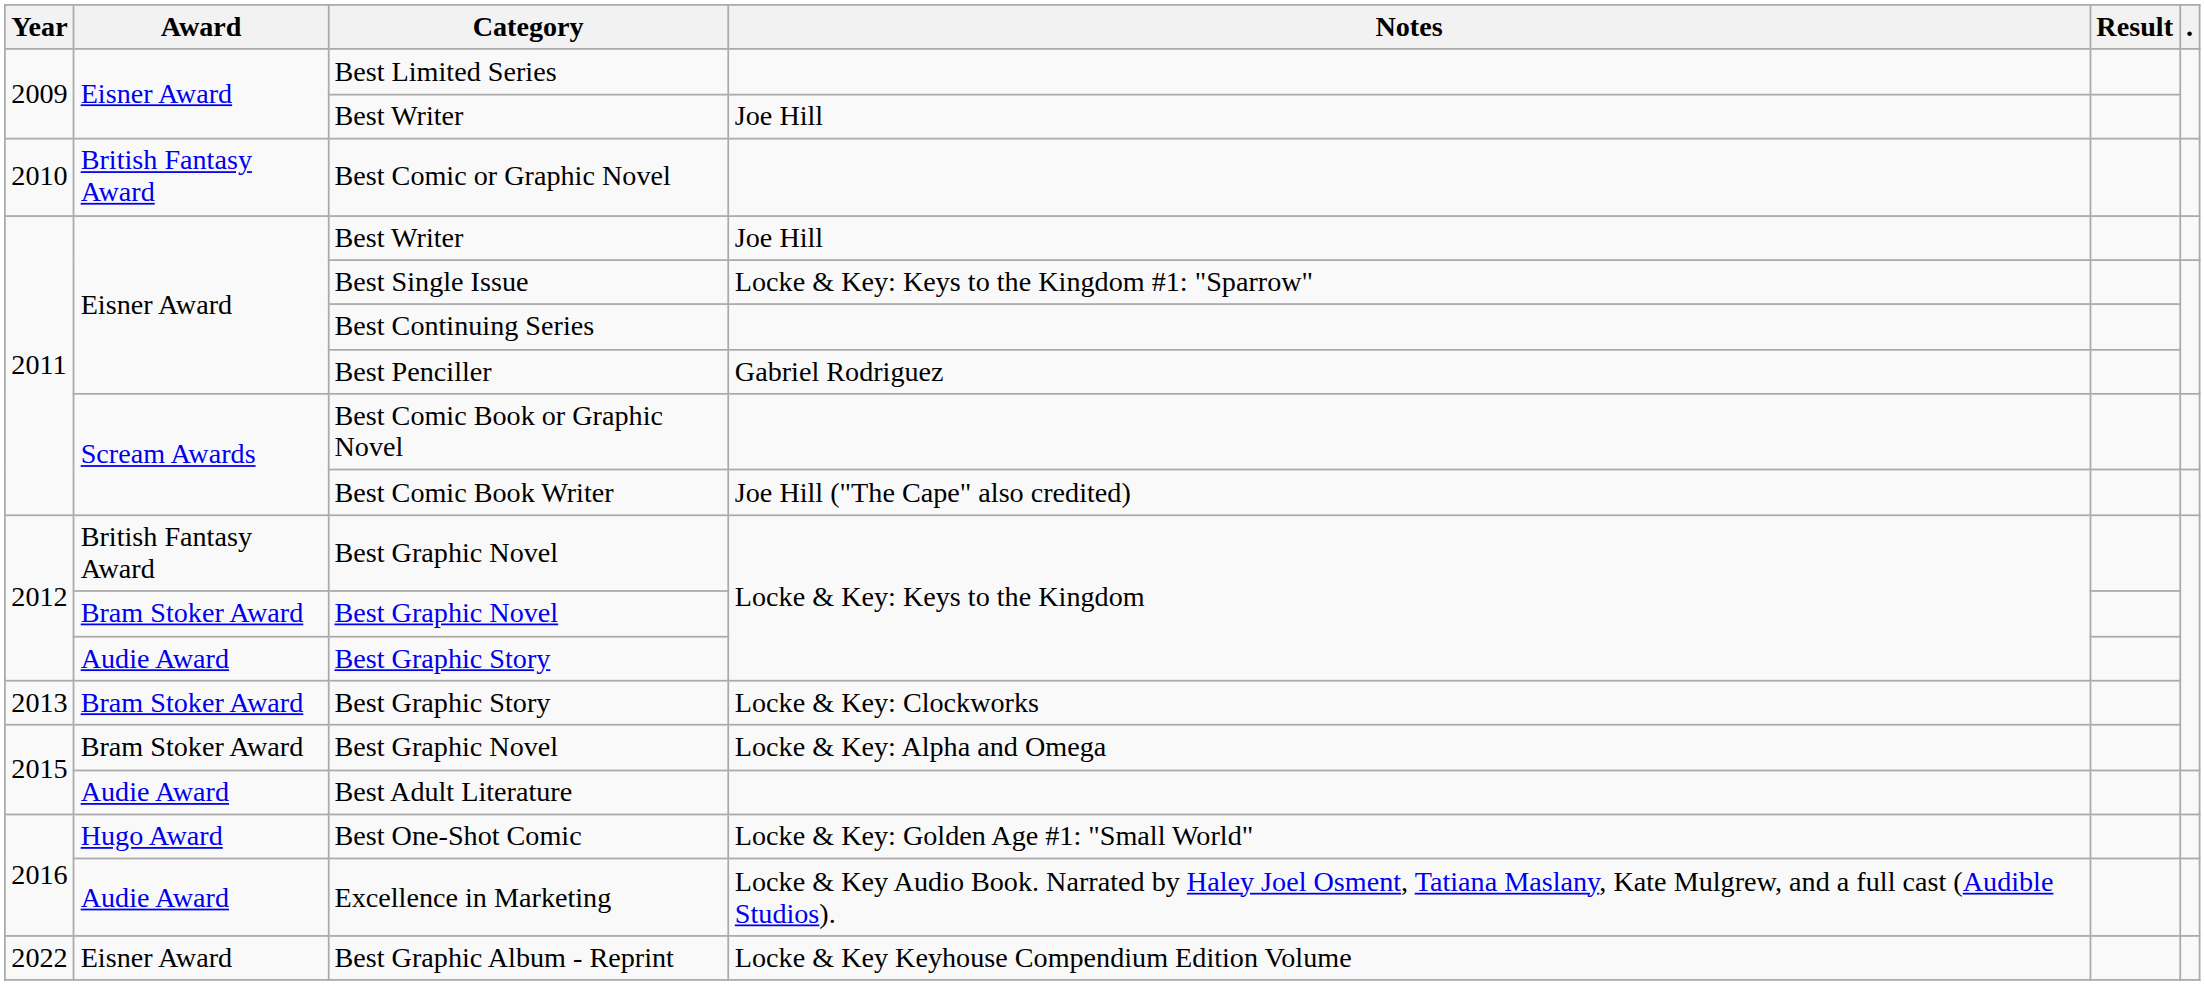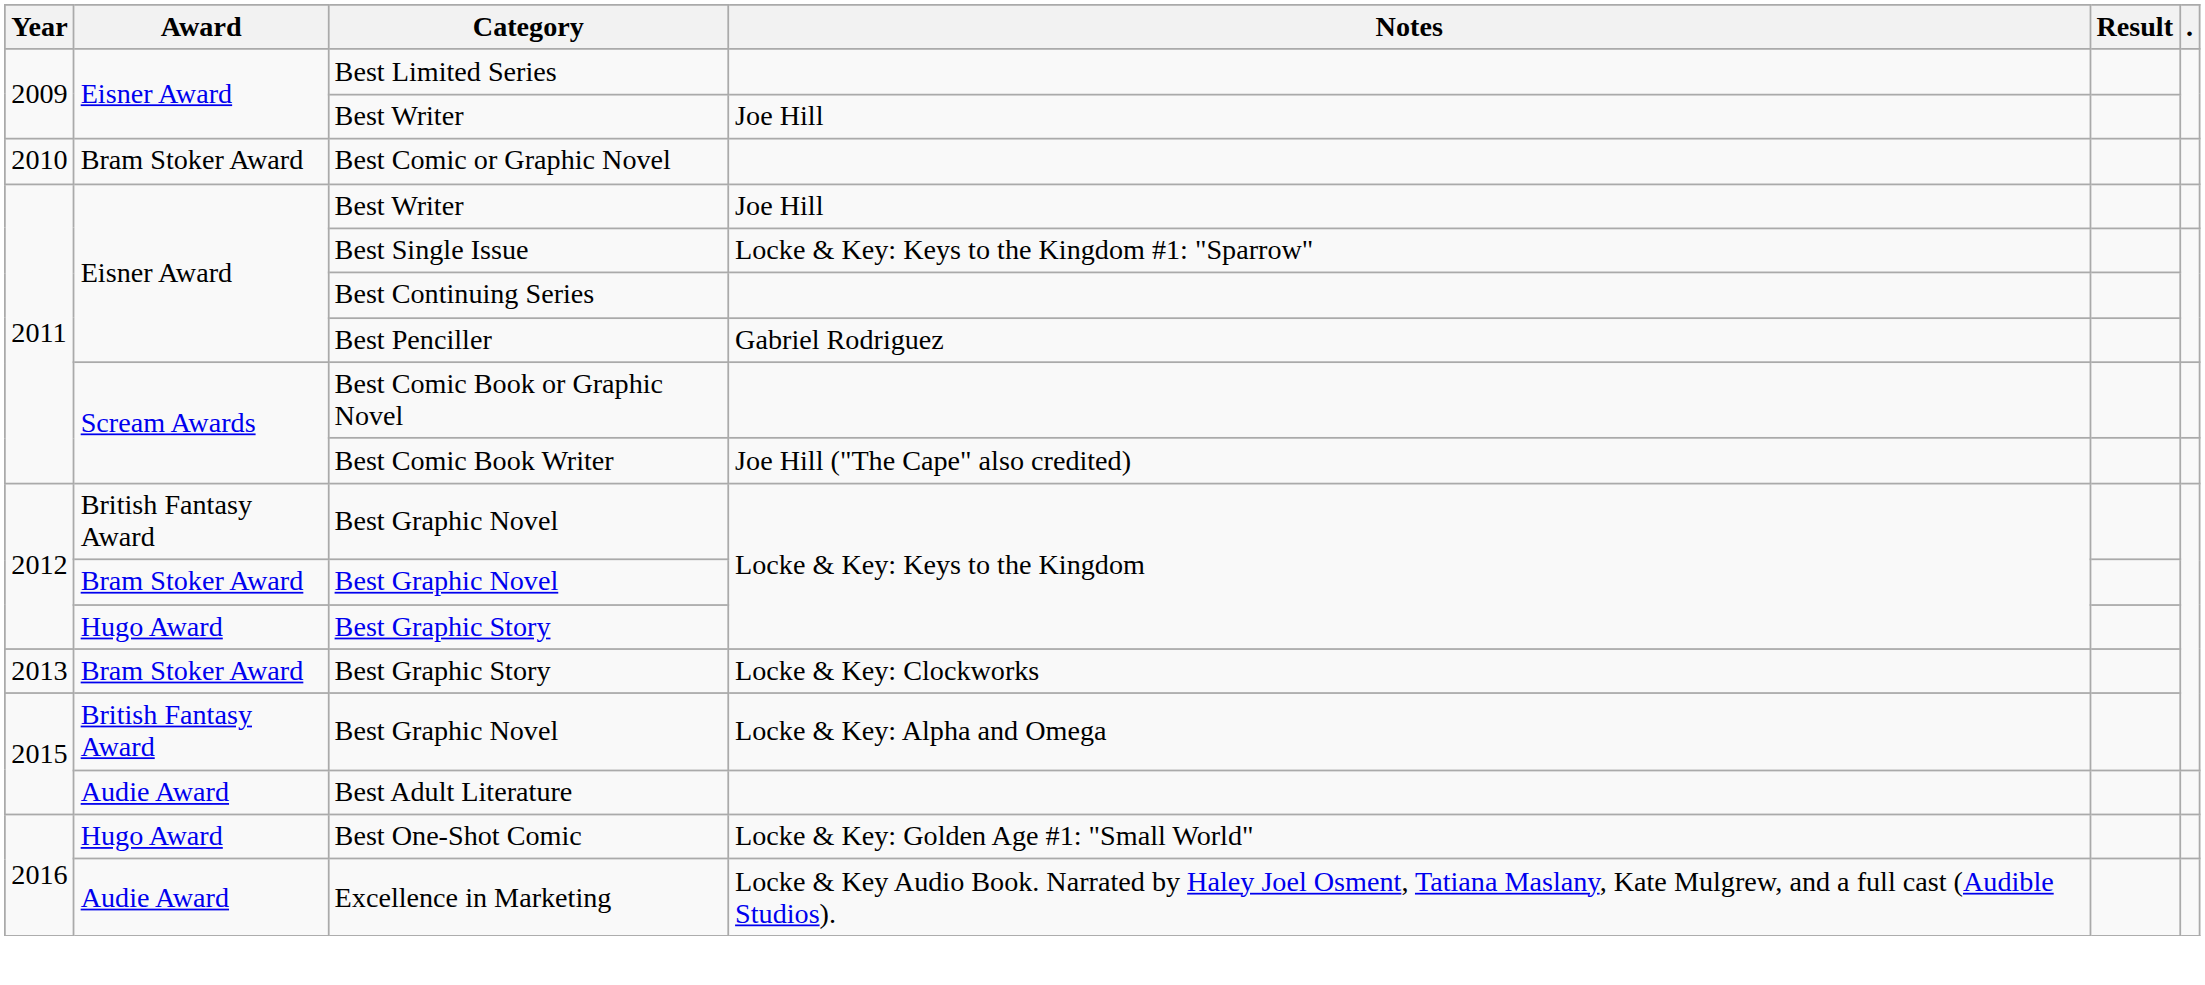(166, 176) British Fantasy Award -> (192, 160) Bram Stoker Award
(155, 657) Audie Award -> (152, 626) Hugo Award
(192, 747) Bram Stoker Award -> (166, 731) British Fantasy Award
- row: (40, 957)
